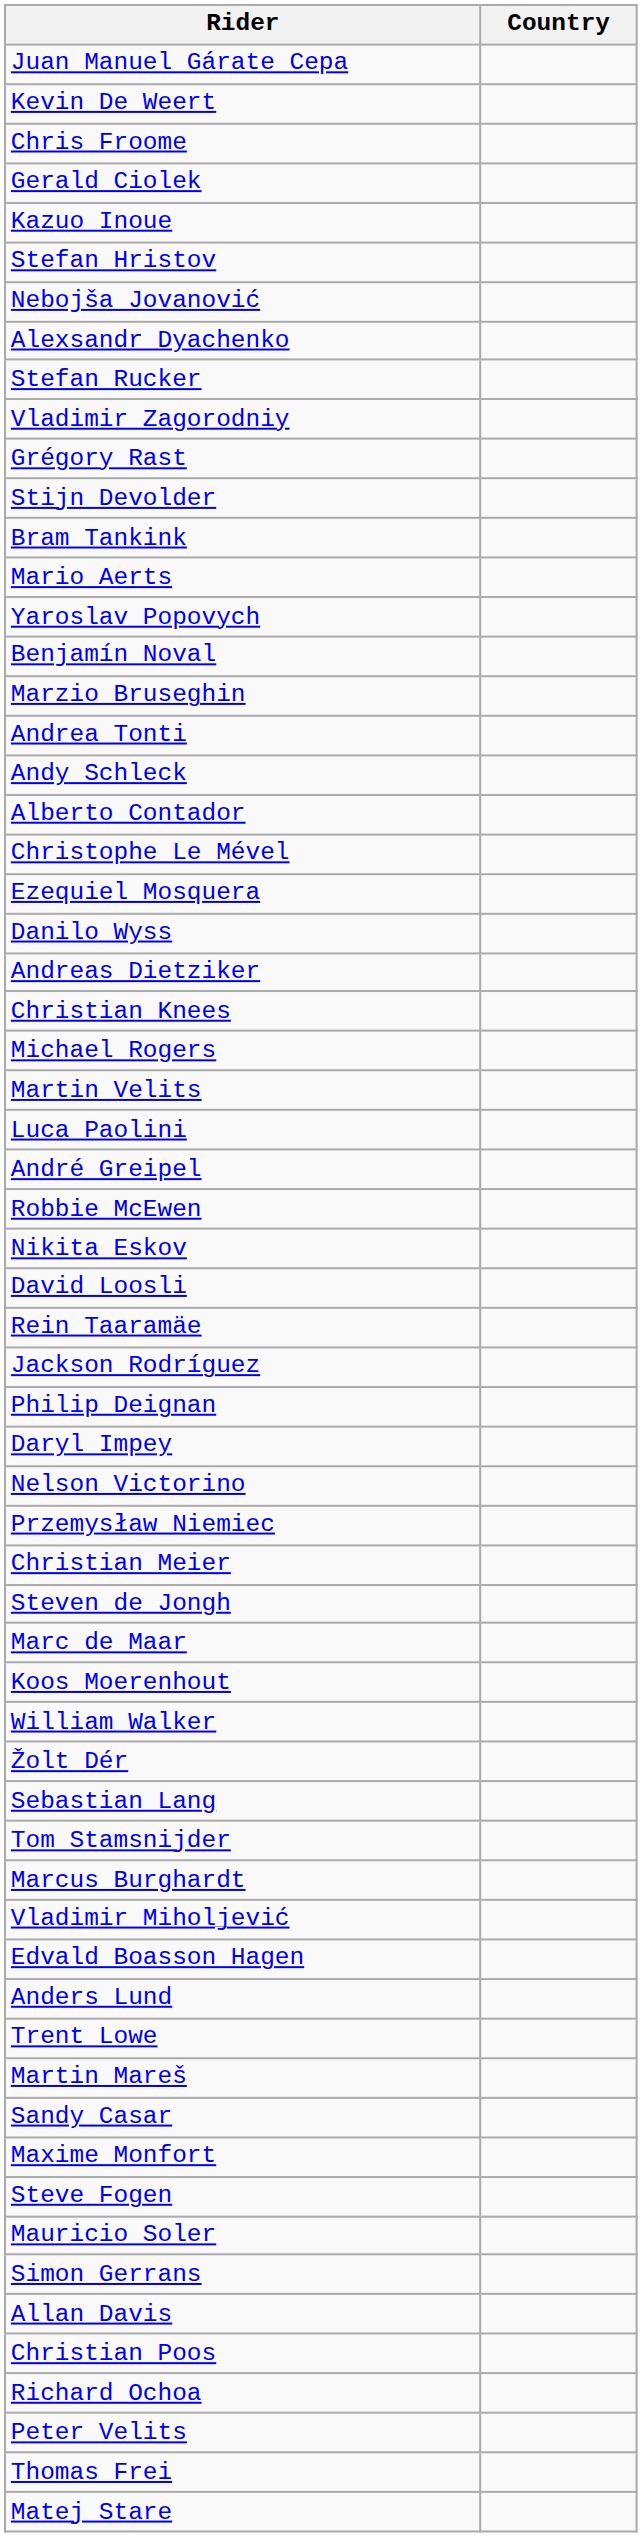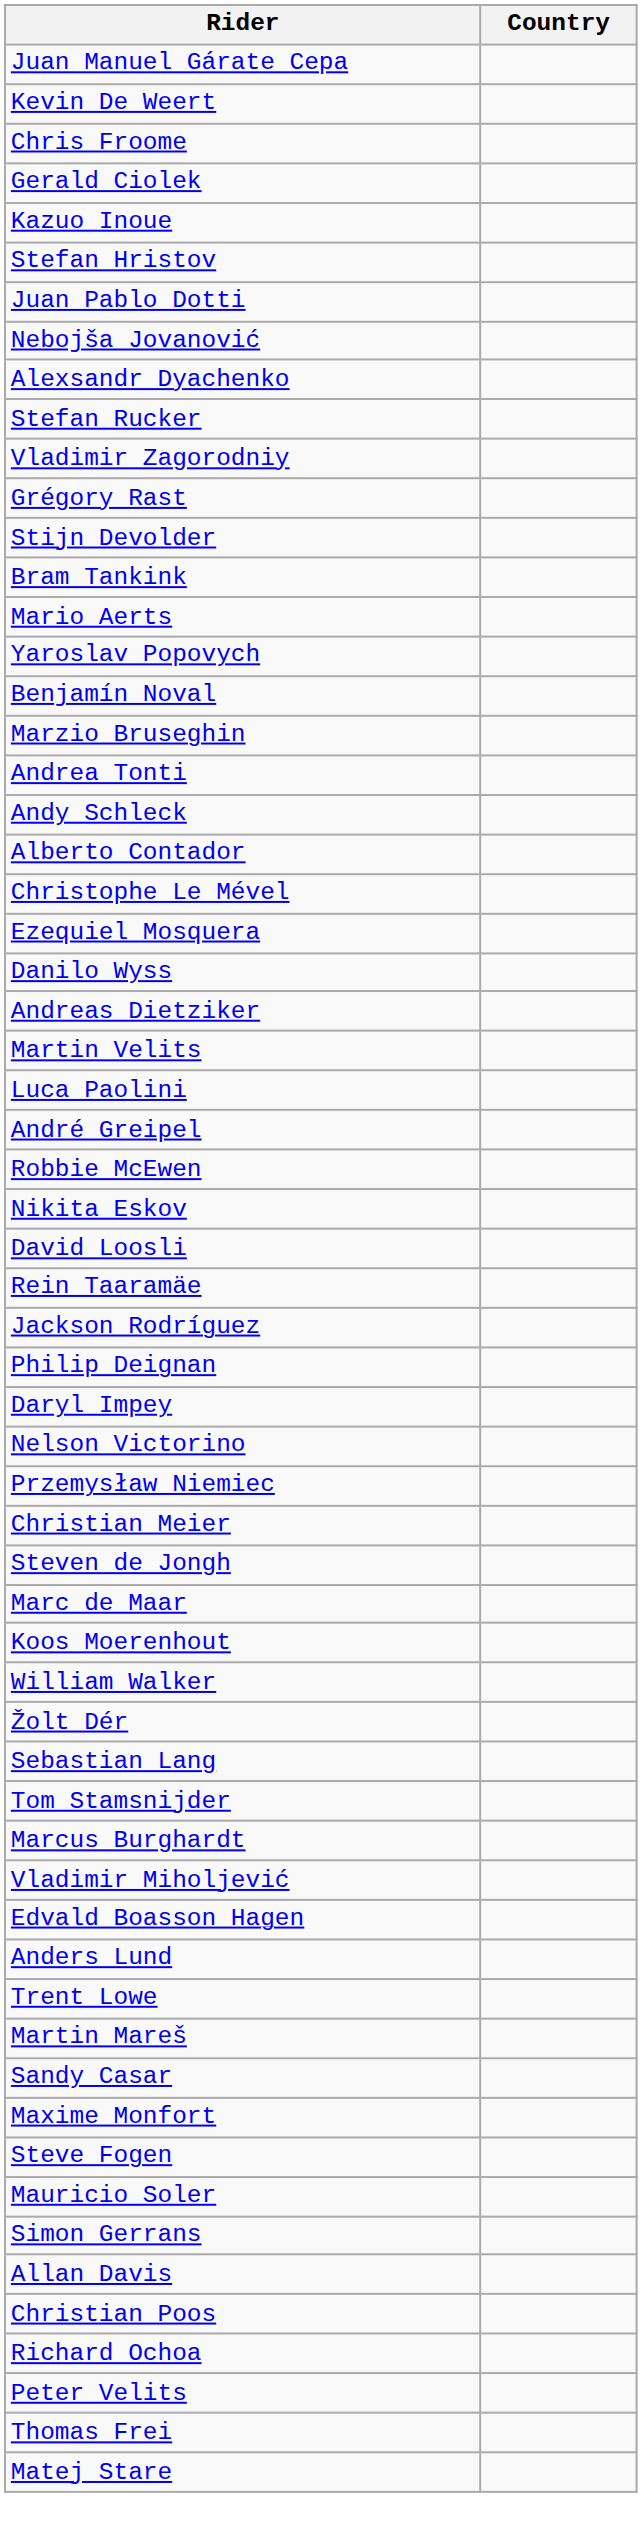+ row: (128, 301)
- row: (121, 1012)
- row: (114, 1051)
